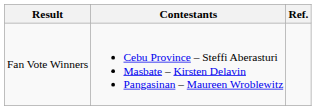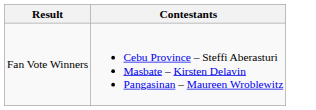- column: (298, 14)
